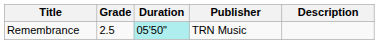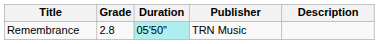(107, 30) 2.5 -> (107, 30) 2.8
